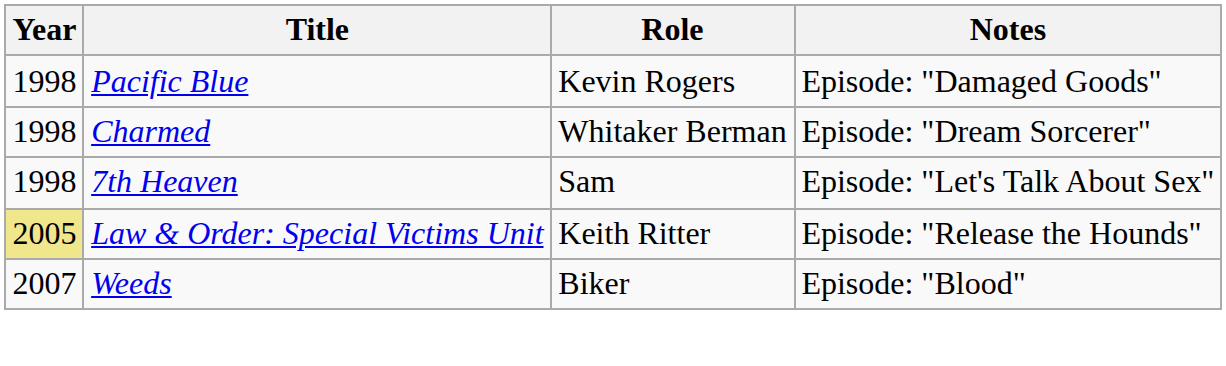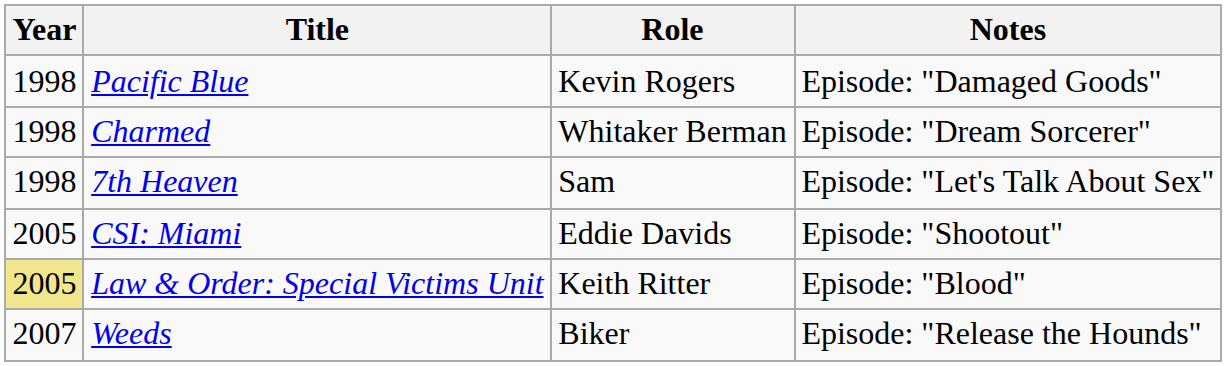+ row: (166, 232)
(1002, 232) Episode: "Release the Hounds" -> (914, 283) Episode: "Blood"
(914, 283) Episode: "Blood" -> (1002, 334) Episode: "Release the Hounds"
